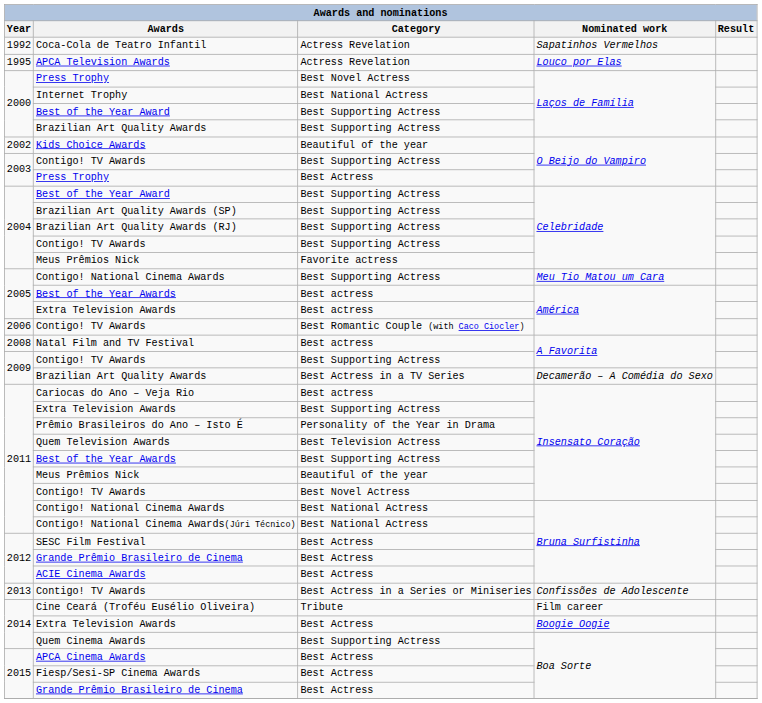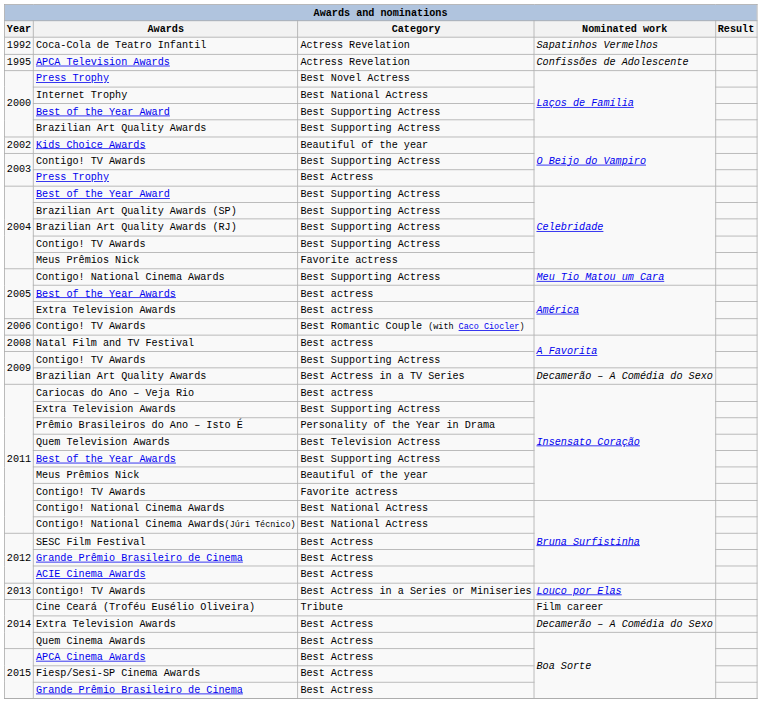(579, 62) Louco por Elas -> (613, 62) Confissões de Adolescente
(355, 492) Best Novel Actress -> (349, 492) Favorite actress
(613, 591) Confissões de Adolescente -> (579, 591) Louco por Elas
(573, 624) Boogie Oogie -> (625, 624) Decamerão – A Comédia do Sexo
(370, 641) Best Supporting Actress -> (337, 641) Best Actress
